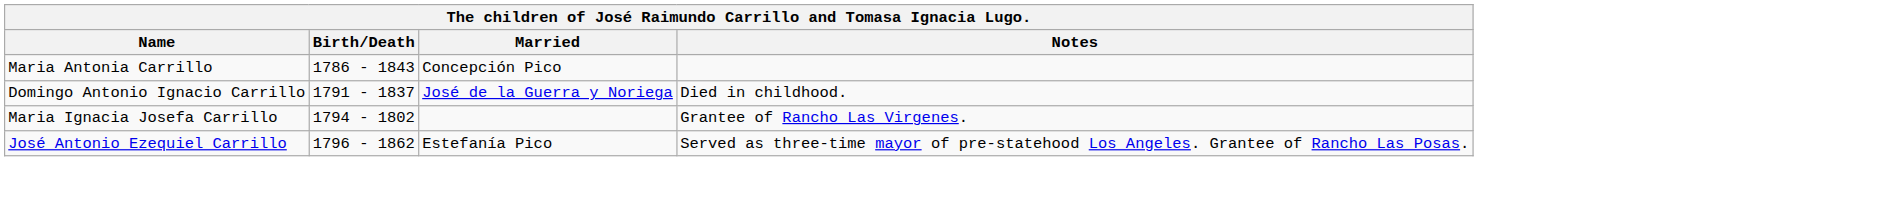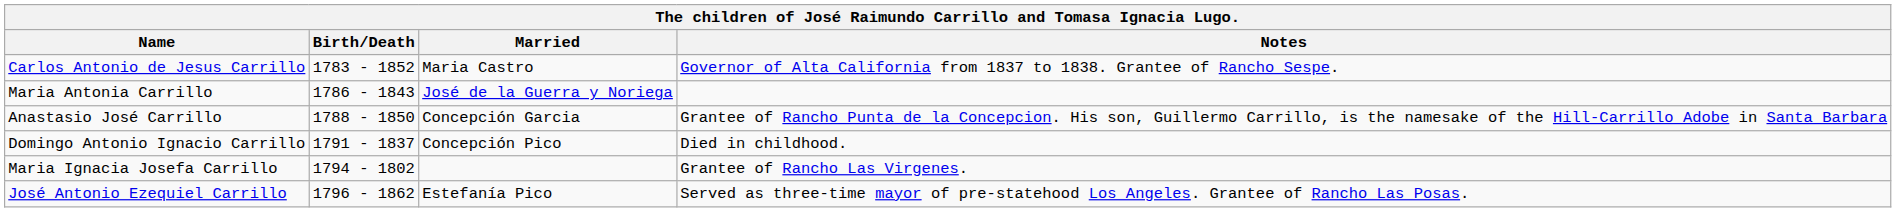+ row: (157, 68)
(492, 68) Concepción Pico -> (548, 93) José de la Guerra y Noriega
+ row: (115, 118)
(548, 93) José de la Guerra y Noriega -> (492, 143) Concepción Pico
